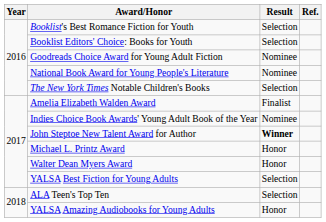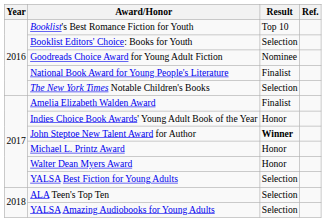(280, 27) Selection -> (275, 27) Top 10
(279, 73) Nominee -> (276, 73) Finalist
(279, 118) Nominee -> (274, 118) Honor
(274, 210) Honor -> (280, 210) Selection
